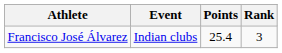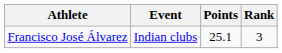(221, 36) 25.4 -> (221, 36) 25.1
